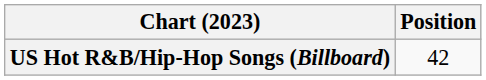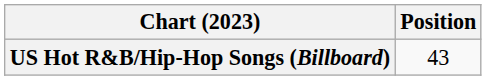(438, 57) 42 -> (438, 57) 43
